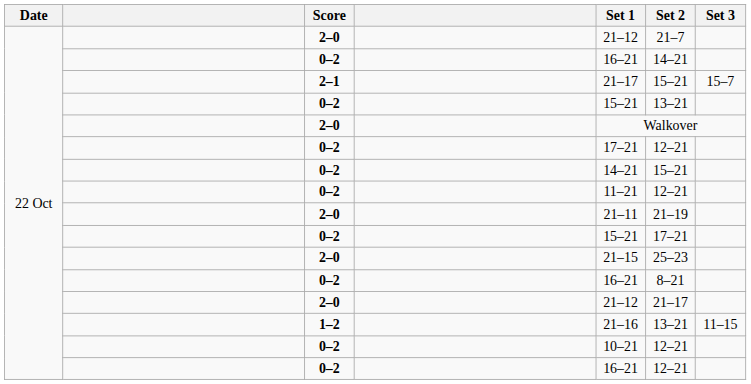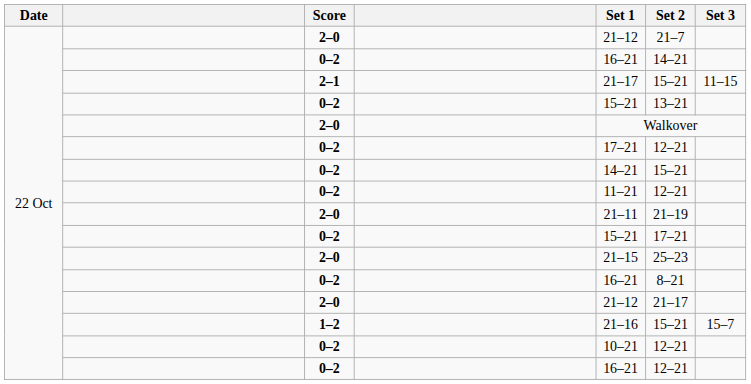(720, 81) 15–7 -> (720, 81) 11–15
(670, 324) 13–21 -> (670, 324) 15–21
(720, 324) 11–15 -> (720, 324) 15–7
